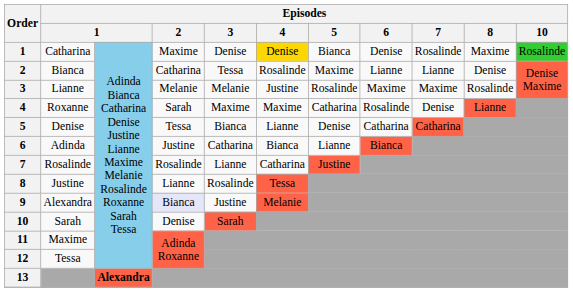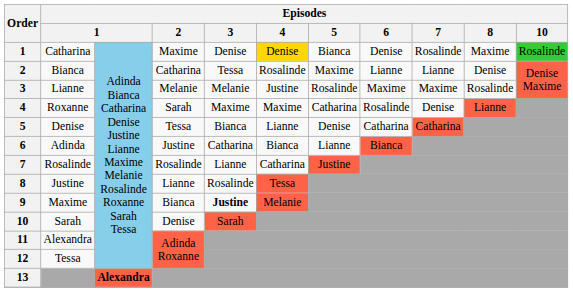(68, 202) Alexandra -> (68, 202) Maxime
(178, 202) lavender background -> (178, 202) no background
(230, 202) normal -> (230, 202) bold
(68, 239) Maxime -> (68, 239) Alexandra
